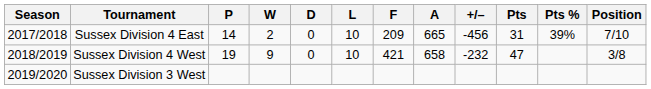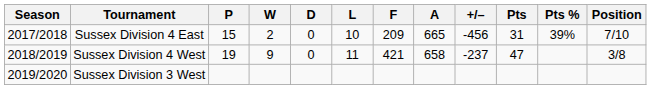(229, 35) 14 -> (229, 35) 15
(352, 55) 10 -> (352, 55) 11
(476, 55) -232 -> (476, 55) -237
